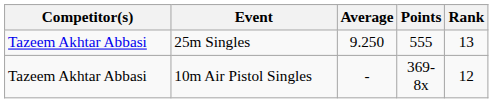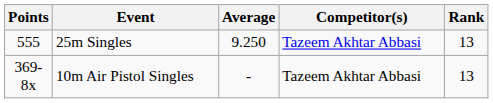columns swapped: (88, 17) <-> (421, 17)
(466, 76) 12 -> (466, 76) 13
